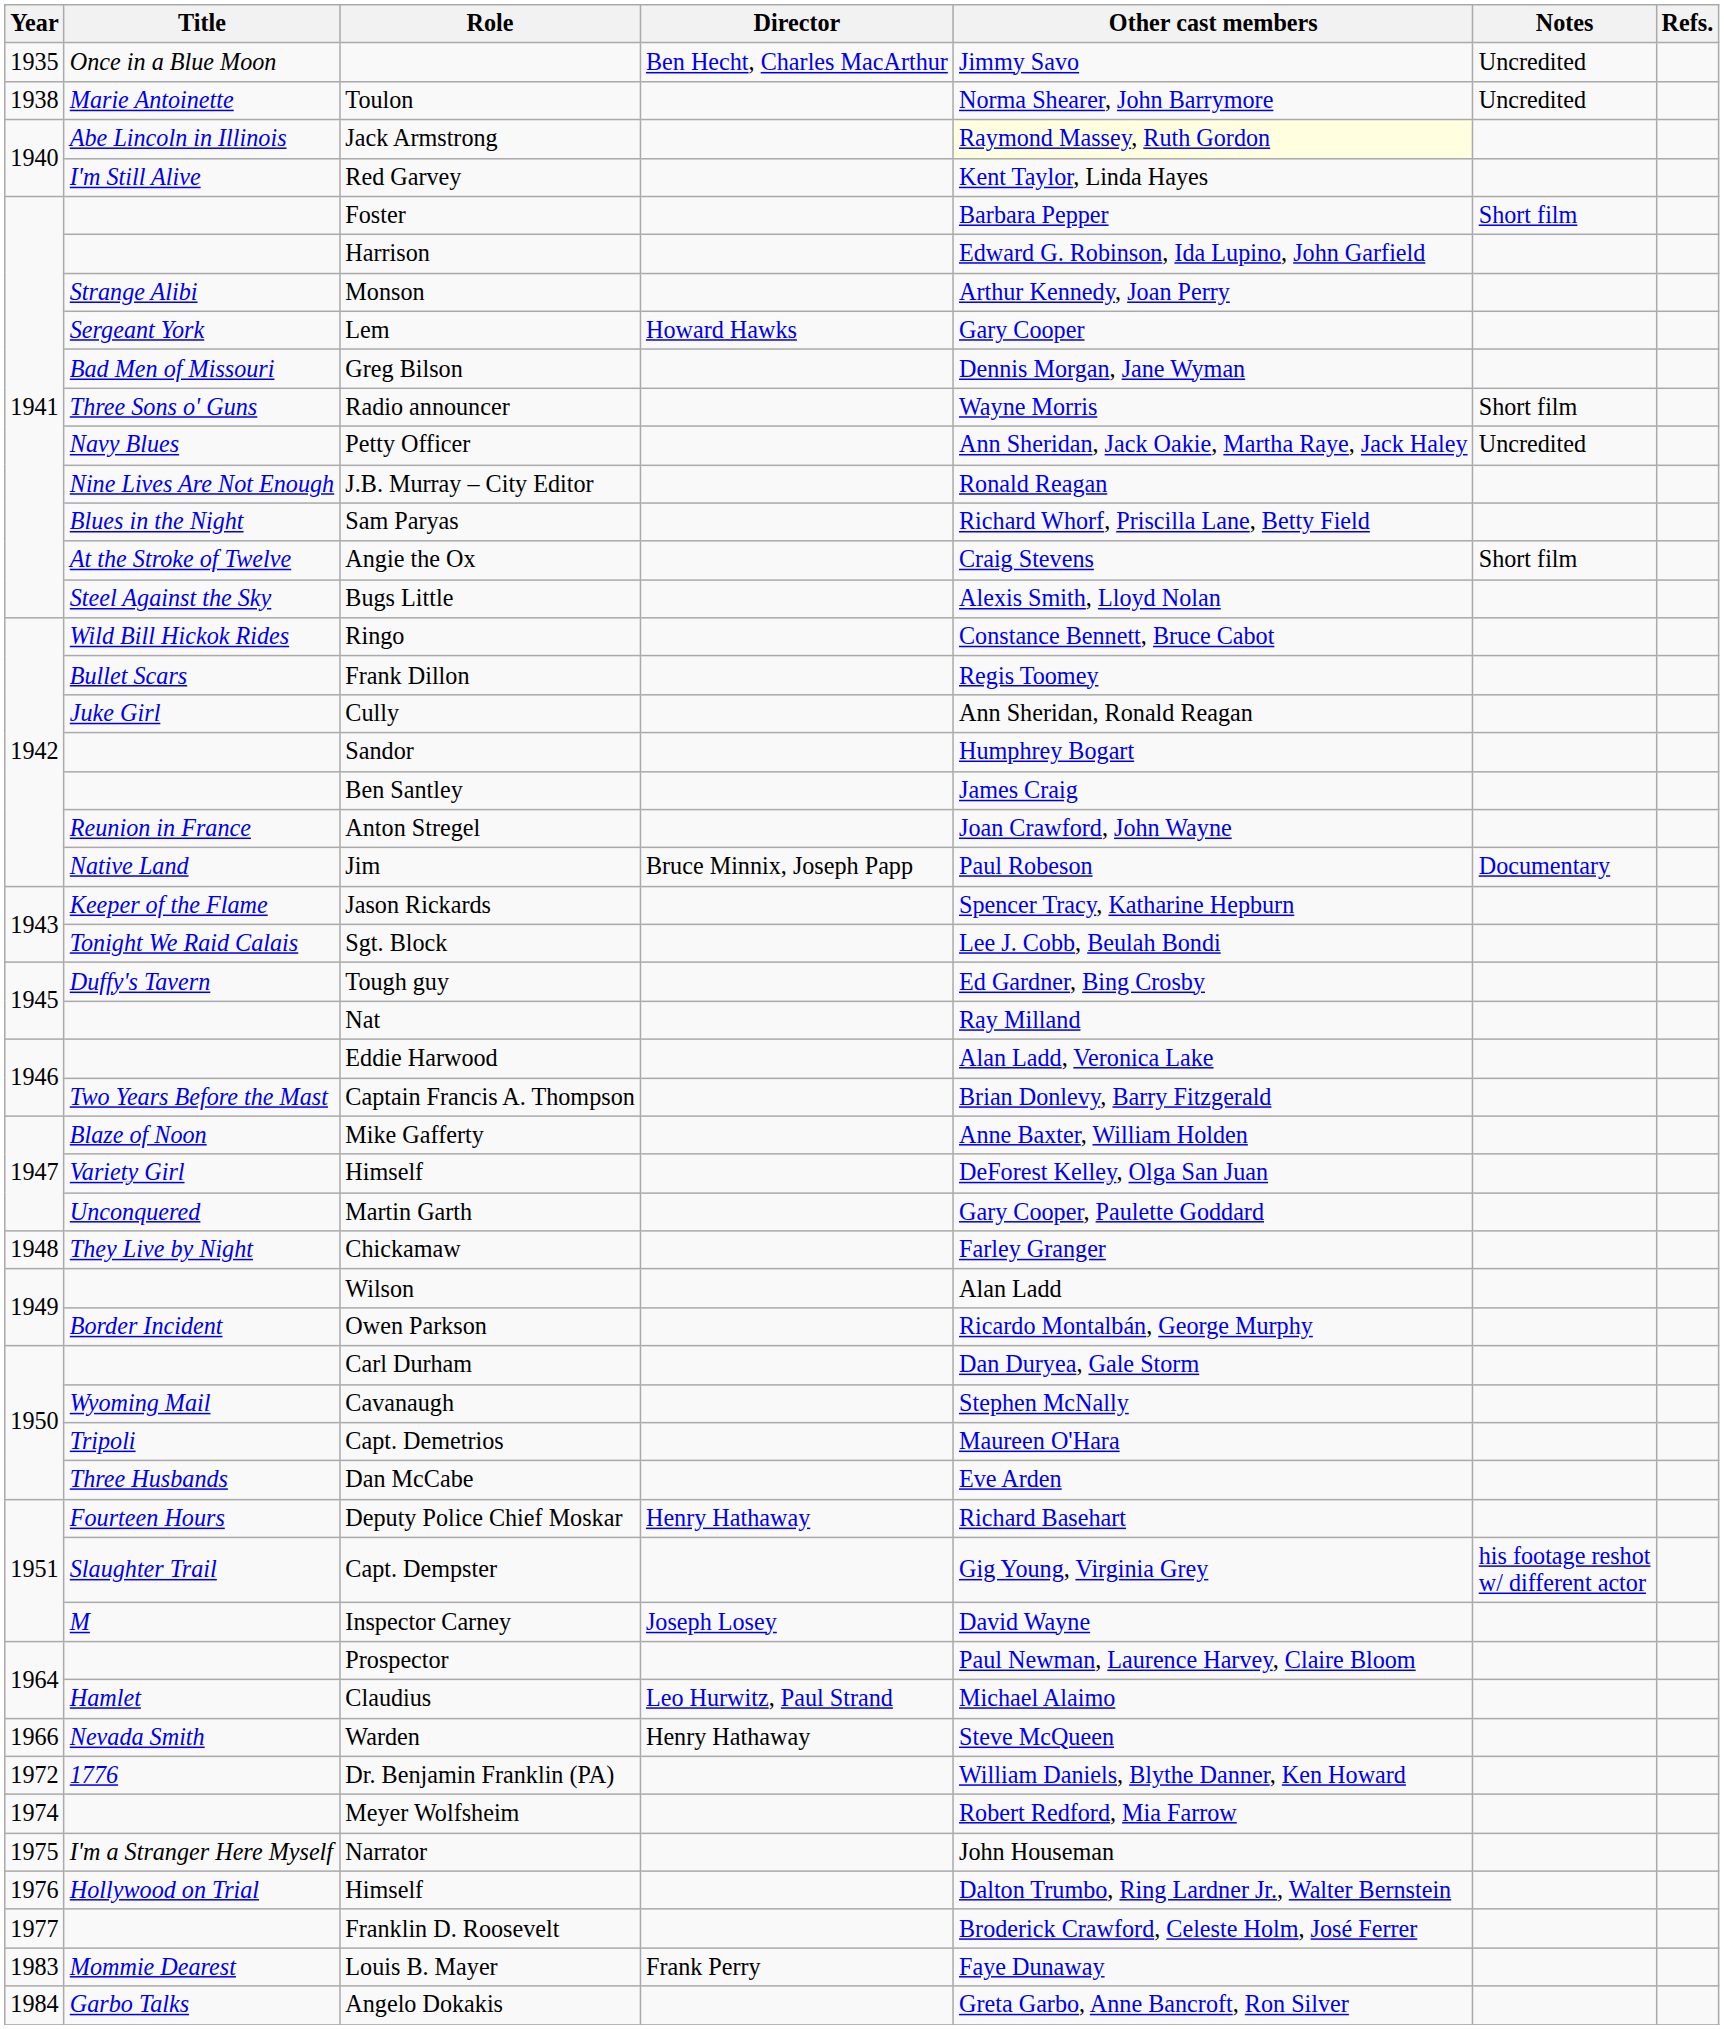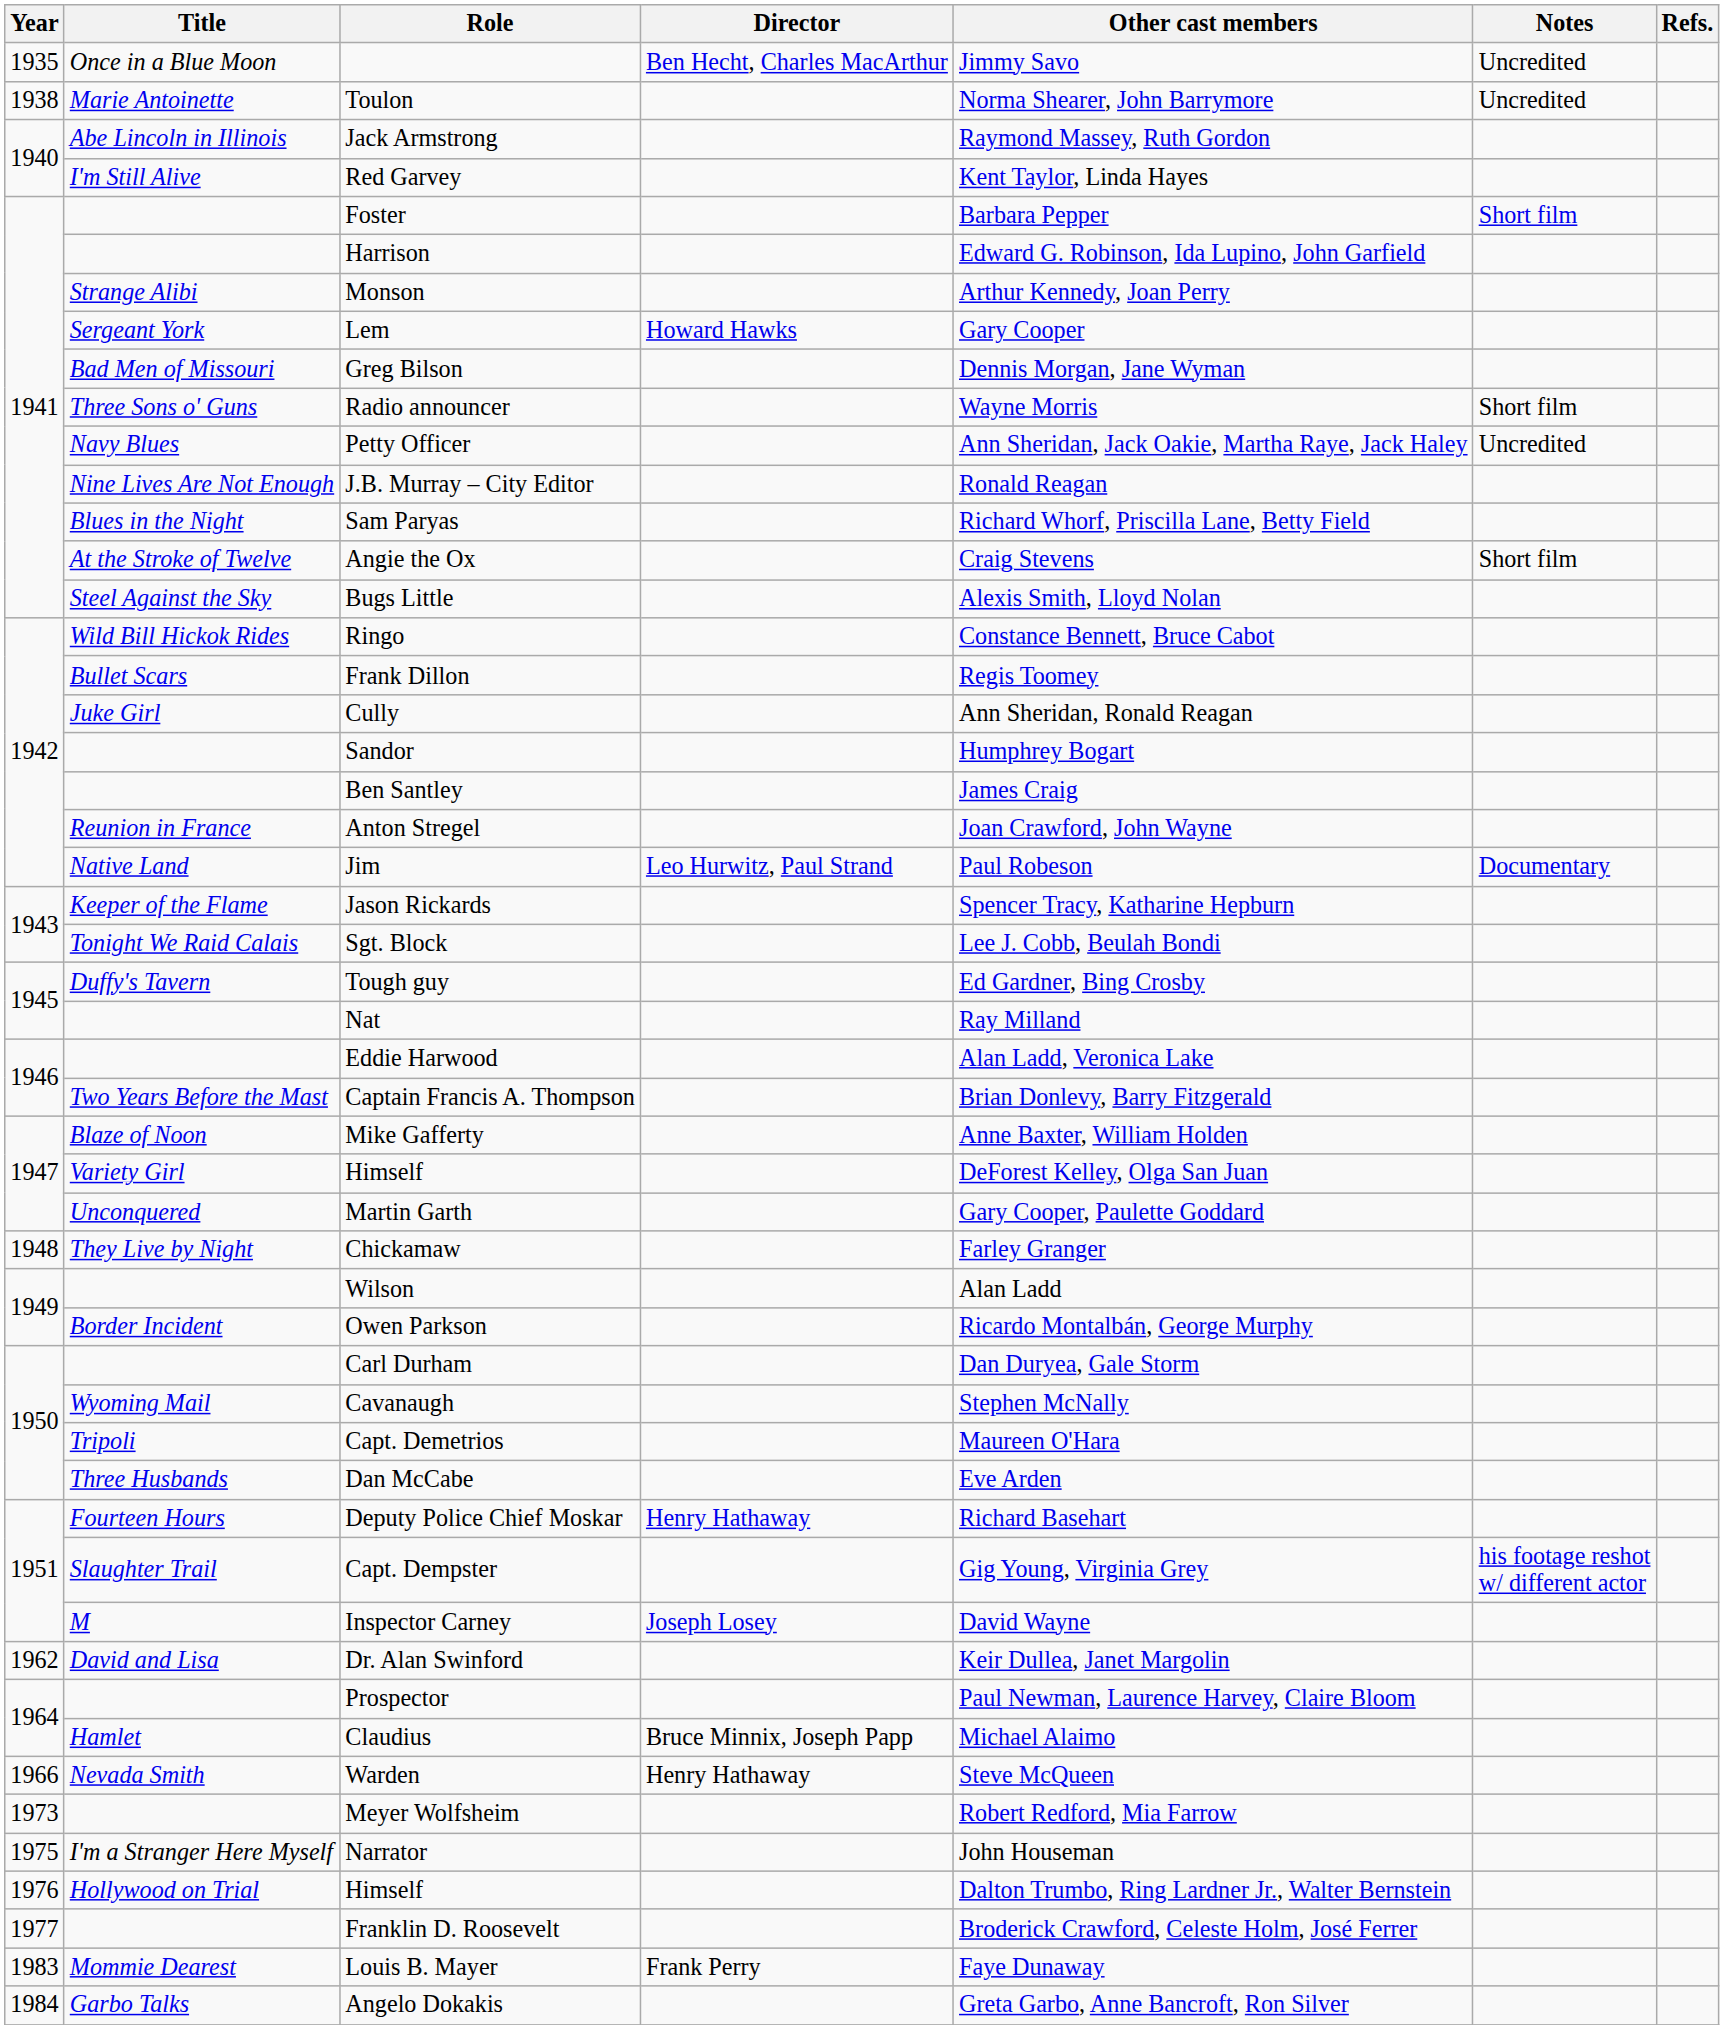(1115, 138) lightyellow background -> (1115, 138) no background
(779, 866) Bruce Minnix, Joseph Papp -> (769, 866) Leo Hurwitz, Paul Strand
+ row: (144, 1660)
(769, 1698) Leo Hurwitz, Paul Strand -> (779, 1736) Bruce Minnix, Joseph Papp
- row: (94, 1775)
(34, 1813) 1974 -> (34, 1813) 1973
